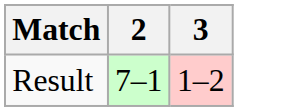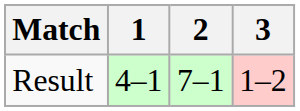+ column: (139, 29)
